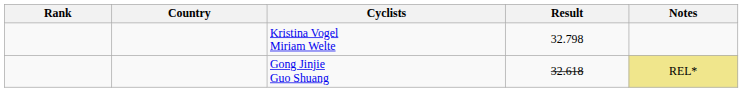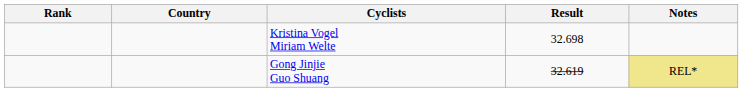(567, 39) 32.798 -> (567, 39) 32.698
(567, 71) 32.618 -> (567, 71) 32.619
